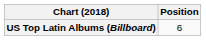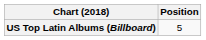(179, 27) 6 -> (179, 27) 5
